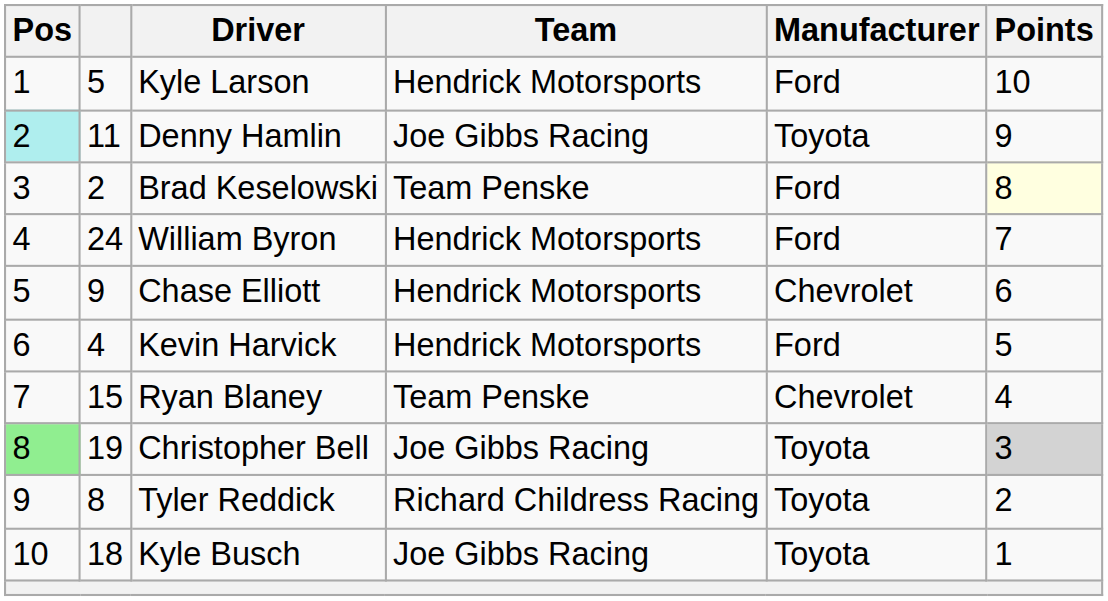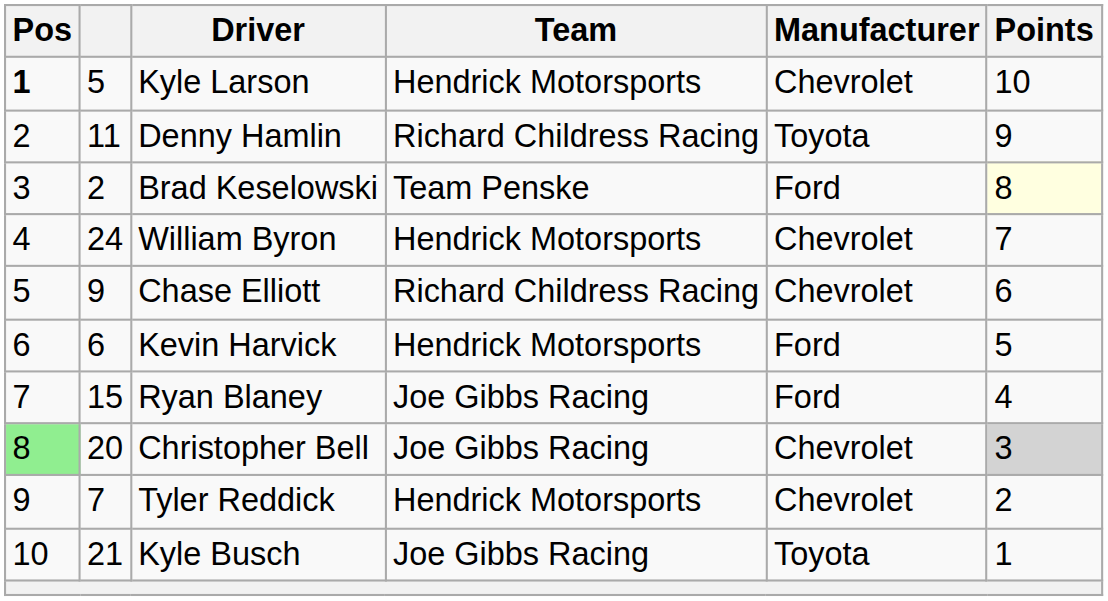(22, 82) normal -> (22, 82) bold
(807, 82) Ford -> (843, 82) Chevrolet
(22, 134) paleturquoise background -> (22, 134) no background
(521, 134) Joe Gibbs Racing -> (576, 134) Richard Childress Racing
(807, 239) Ford -> (843, 239) Chevrolet
(547, 291) Hendrick Motorsports -> (576, 291) Richard Childress Racing
(96, 343) 4 -> (96, 343) 6
(491, 396) Team Penske -> (521, 396) Joe Gibbs Racing
(843, 396) Chevrolet -> (807, 396) Ford
(105, 448) 19 -> (105, 448) 20
(822, 448) Toyota -> (843, 448) Chevrolet
(96, 500) 8 -> (96, 500) 7
(576, 500) Richard Childress Racing -> (547, 500) Hendrick Motorsports
(822, 500) Toyota -> (843, 500) Chevrolet
(105, 552) 18 -> (105, 552) 21
